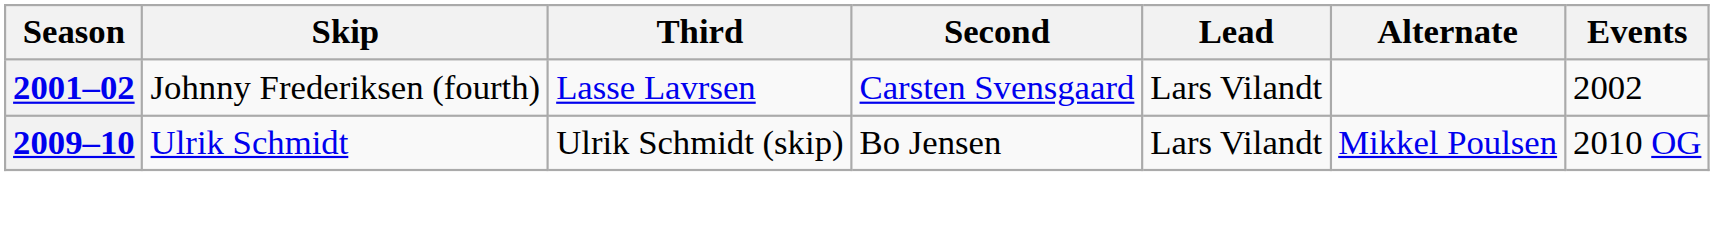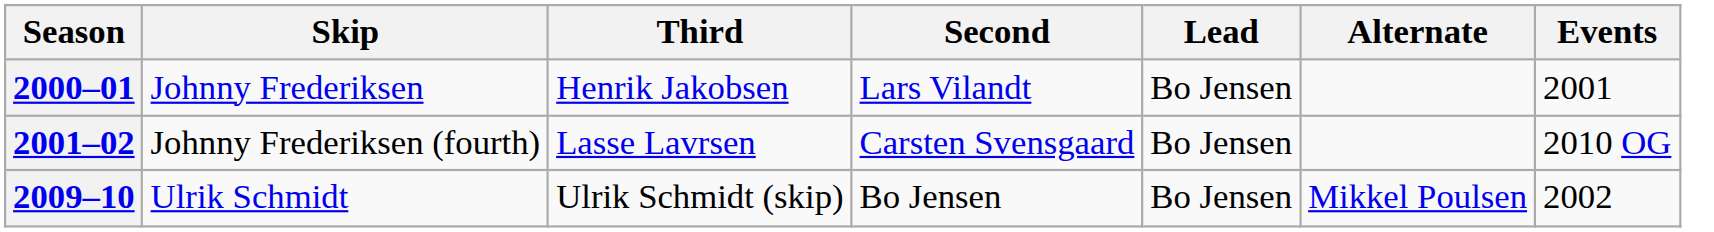+ row: (74, 87)
(1236, 87) Lars Vilandt -> (1221, 142) Bo Jensen
(1608, 87) 2002 -> (1607, 142) 2010 OG
(1236, 142) Lars Vilandt -> (1221, 197) Bo Jensen
(1637, 142) 2010 OG -> (1578, 197) 2002
